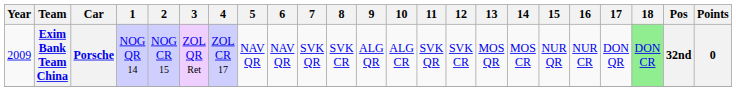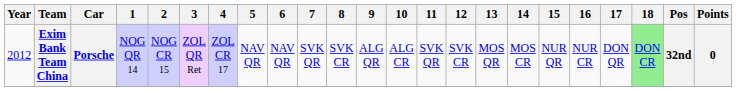(19, 55) 2009 -> (19, 55) 2012
